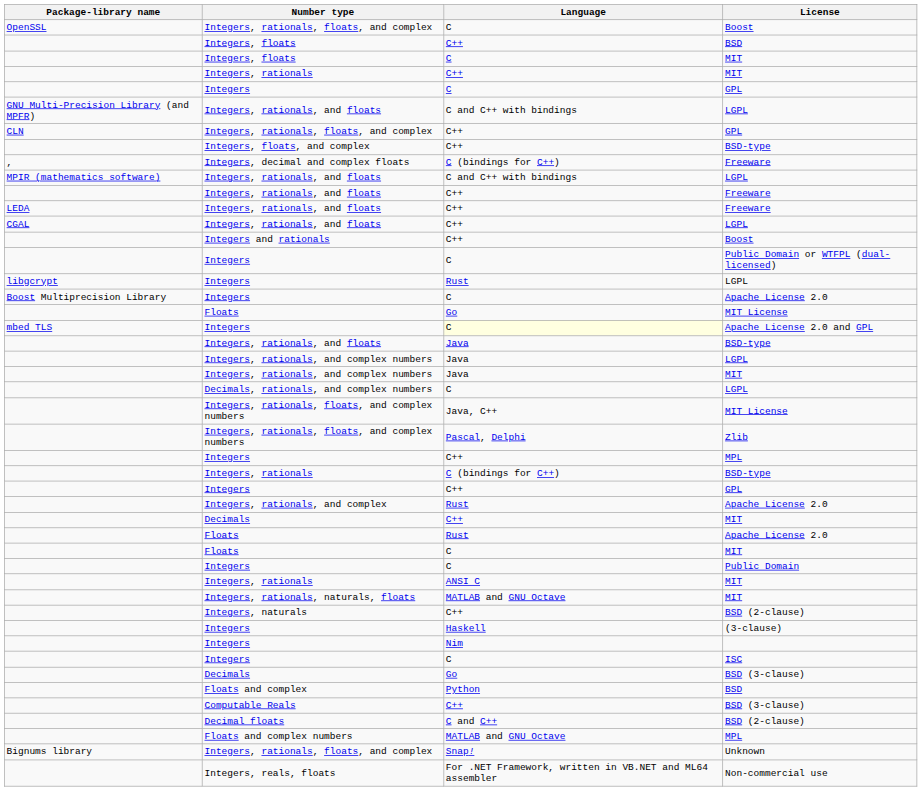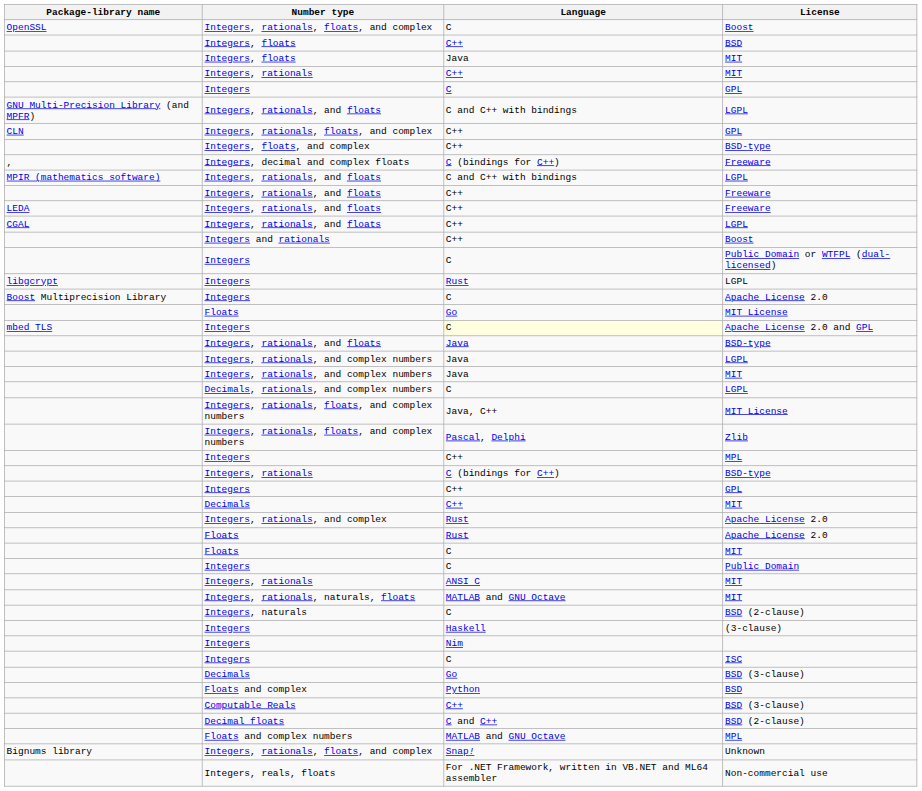(449, 58) C -> (457, 58) Java
rows swapped: (296, 504) <-> (227, 520)
(454, 613) C++ -> (449, 613) C
